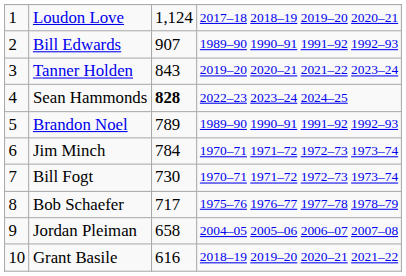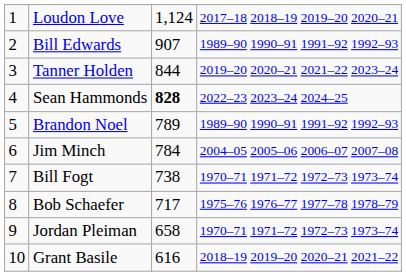(168, 71) 843 -> (168, 71) 844
(299, 151) 1970–71 1971–72 1972–73 1973–74 -> (299, 151) 2004–05 2005–06 2006–07 2007–08
(168, 177) 730 -> (168, 177) 738
(299, 230) 2004–05 2005–06 2006–07 2007–08 -> (299, 230) 1970–71 1971–72 1972–73 1973–74
